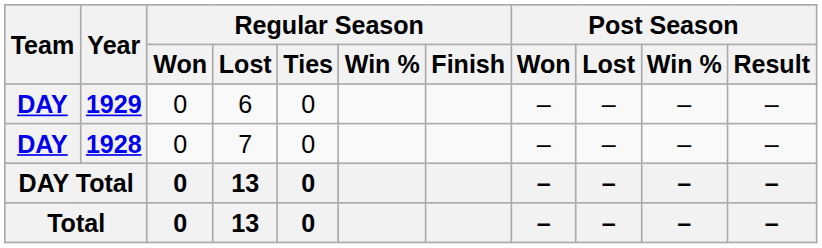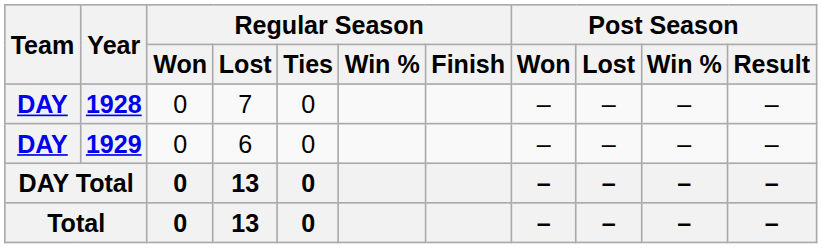rows swapped: (114, 144) <-> (114, 104)
